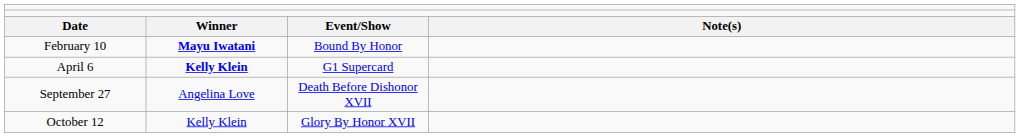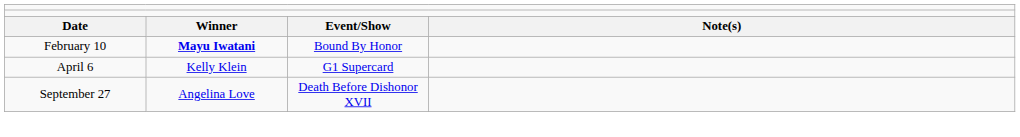(217, 67) bold -> (217, 67) normal
- row: (75, 122)
